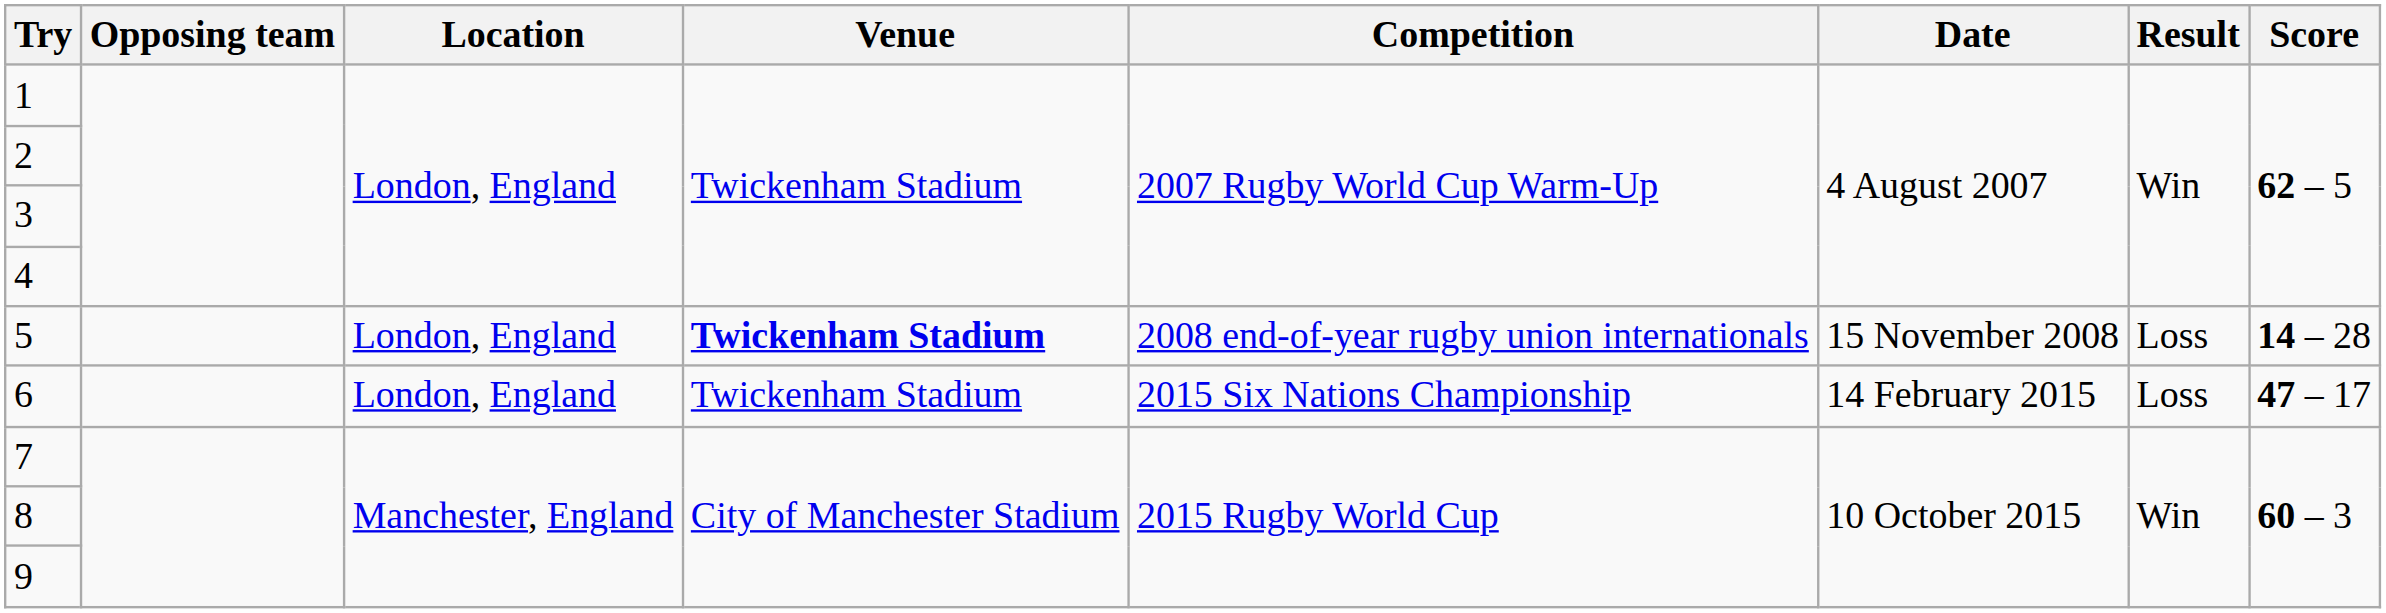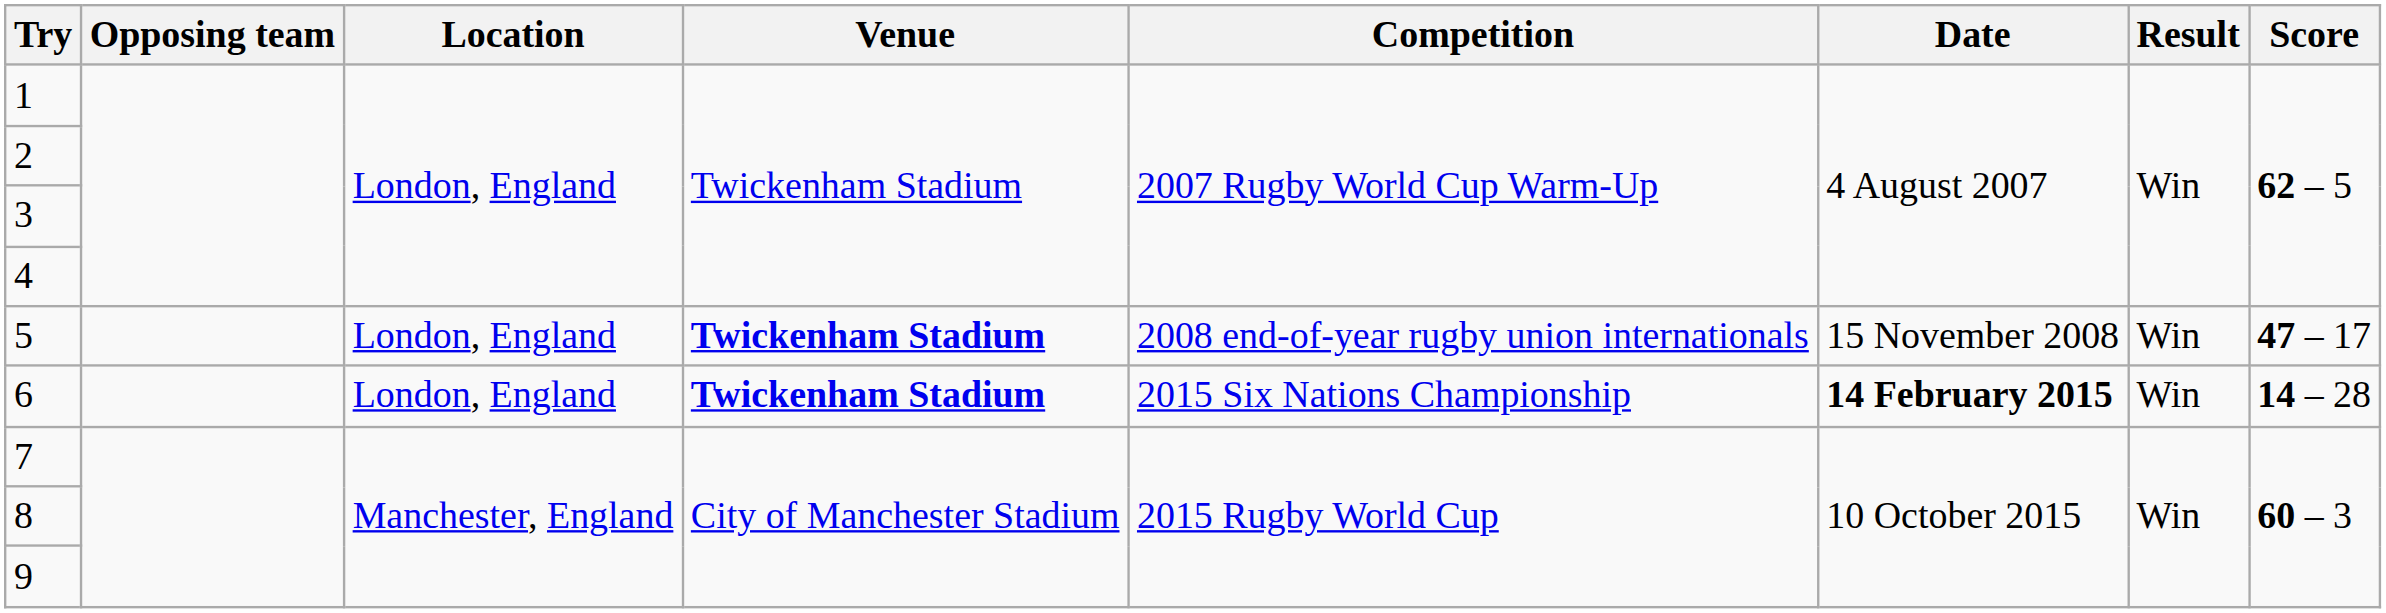(2172, 335) Loss -> (2168, 335) Win
(2314, 335) 14 – 28 -> (2314, 335) 47 – 17
(856, 395) normal -> (868, 395) bold
(1961, 395) normal -> (1970, 395) bold
(2172, 395) Loss -> (2168, 395) Win
(2314, 395) 47 – 17 -> (2314, 395) 14 – 28
